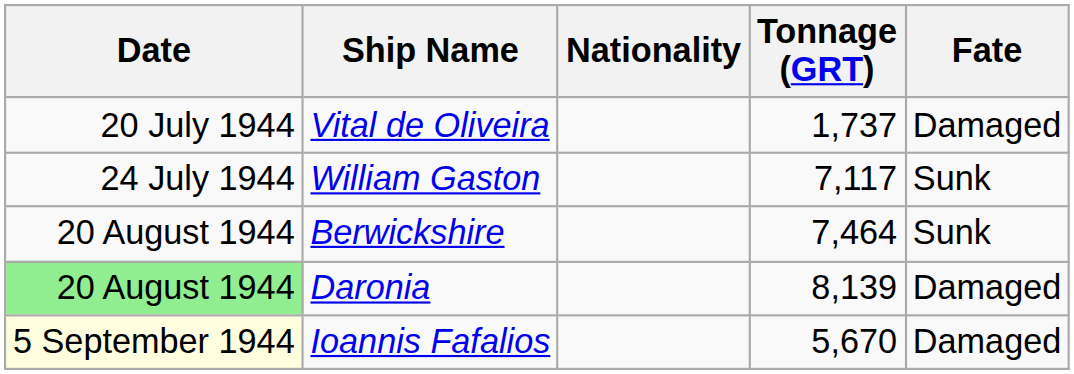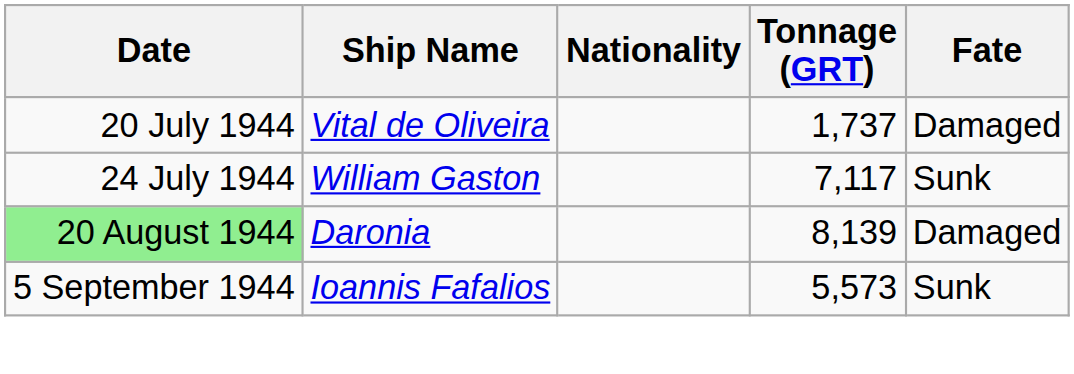- row: (408, 233)
(154, 341) lightyellow background -> (154, 287) no background
(854, 341) 5,670 -> (854, 287) 5,573
(987, 341) Damaged -> (952, 287) Sunk
